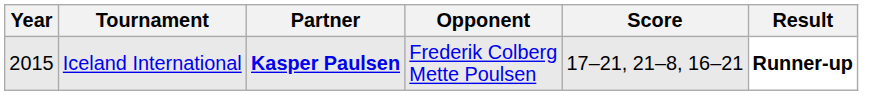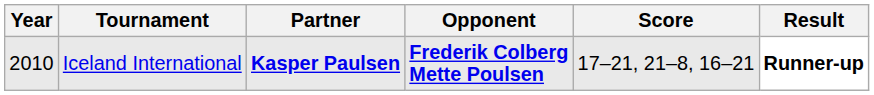(31, 63) 2015 -> (31, 63) 2010
(483, 63) normal -> (489, 63) bold
